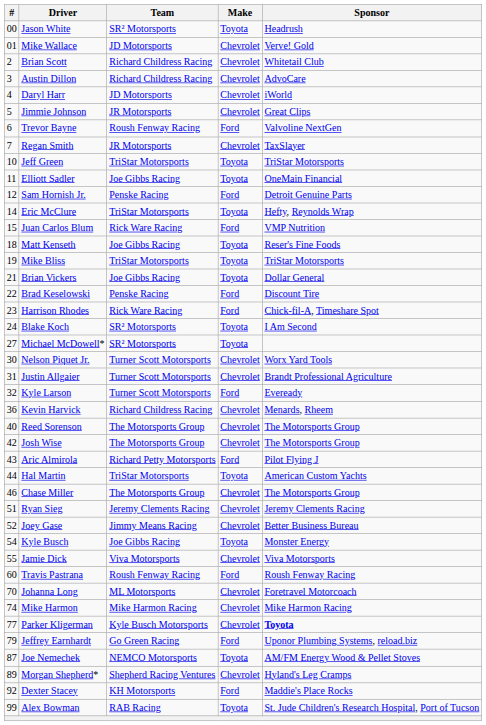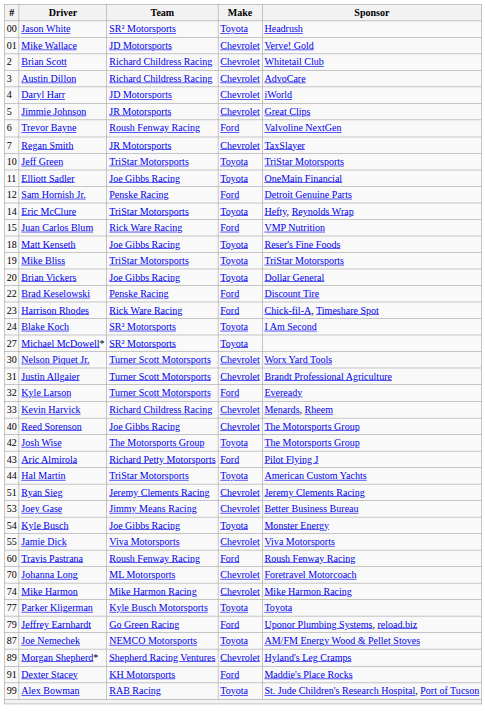(12, 277) 21 -> (12, 277) 20
(12, 409) 36 -> (12, 409) 33
(157, 426) The Motorsports Group -> (145, 426) Joe Gibbs Racing
(240, 443) Chevrolet -> (234, 443) Toyota
- row: (47, 492)
(12, 525) 52 -> (12, 509) 53
(240, 624) Chevrolet -> (234, 608) Toyota
(279, 624) bold -> (278, 608) normal
(12, 691) 92 -> (12, 674) 91
